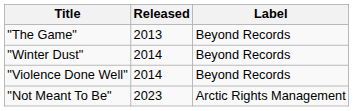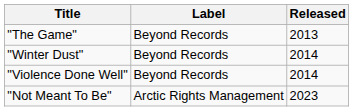columns swapped: (162, 14) <-> (271, 14)
